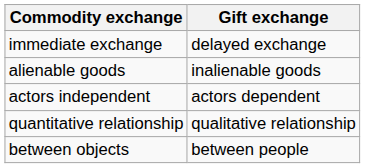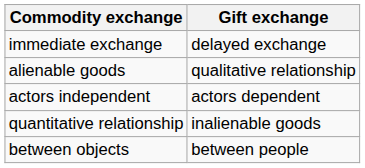(256, 70) inalienable goods -> (274, 70) qualitative relationship
(274, 123) qualitative relationship -> (256, 123) inalienable goods
